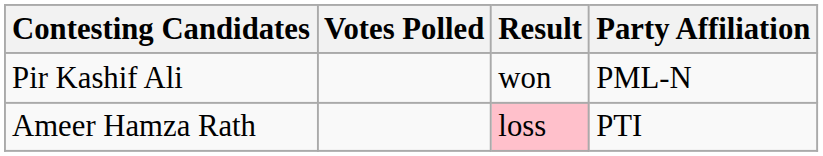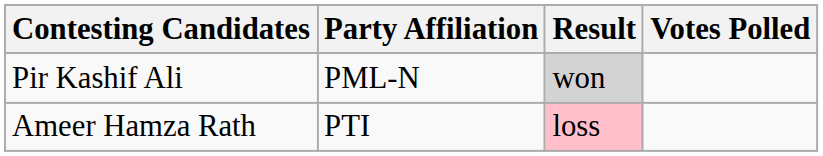columns swapped: (703, 28) <-> (404, 28)
(525, 77) no background -> (579, 77) lightgrey background
